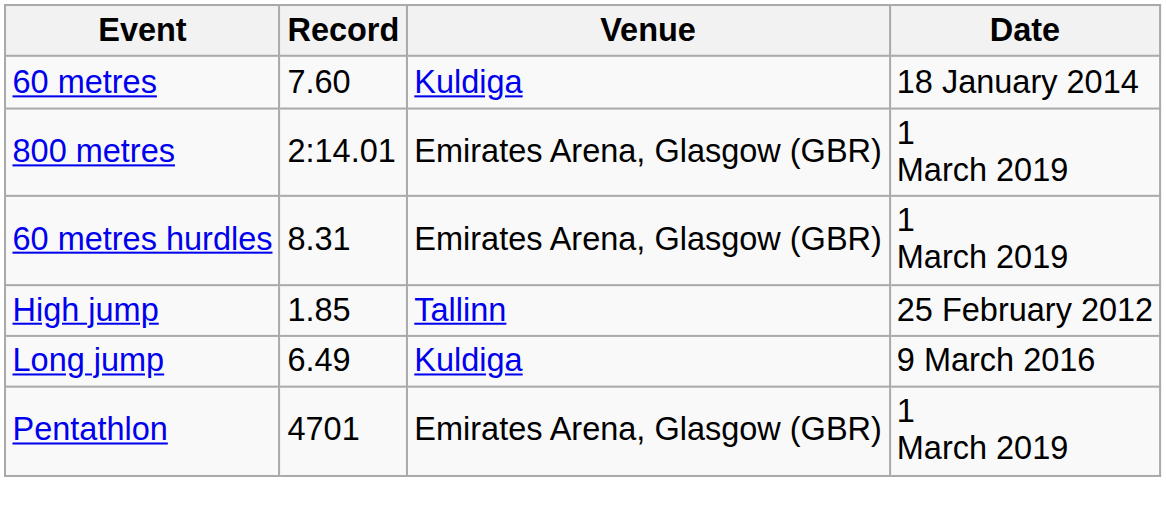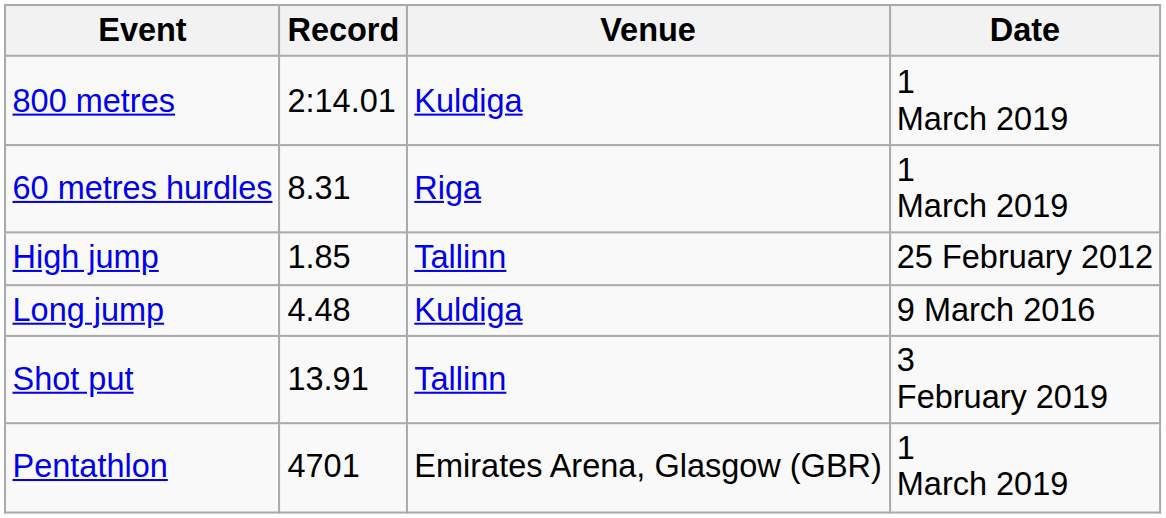- row: (85, 81)
(648, 151) Emirates Arena, Glasgow (GBR) -> (468, 100) Kuldiga
(648, 239) Emirates Arena, Glasgow (GBR) -> (448, 188) Riga
(319, 360) 6.49 -> (319, 309) 4.48
+ row: (73, 379)
